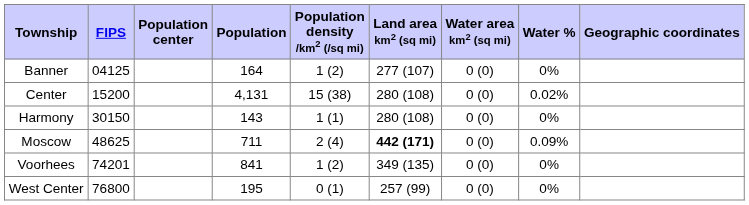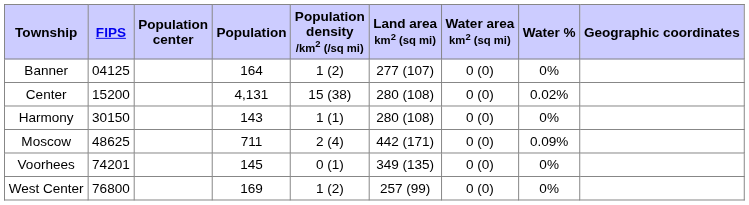(405, 141) bold -> (405, 141) normal
(251, 165) 841 -> (251, 165) 145
(330, 165) 1 (2) -> (330, 165) 0 (1)
(251, 188) 195 -> (251, 188) 169
(330, 188) 0 (1) -> (330, 188) 1 (2)
